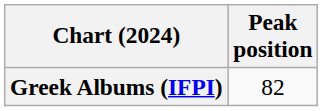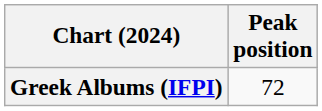(273, 86) 82 -> (273, 86) 72
